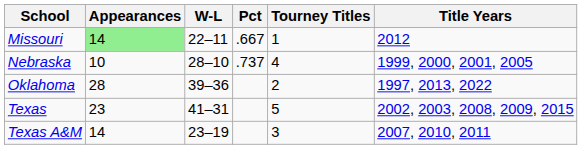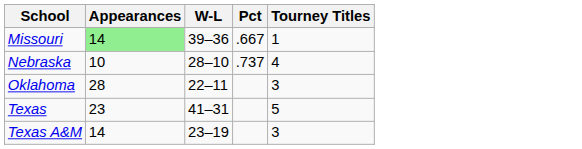- column: (475, 16)
(208, 39) 22–11 -> (209, 39) 39–36
(209, 86) 39–36 -> (208, 86) 22–11
(275, 86) 2 -> (275, 86) 3
